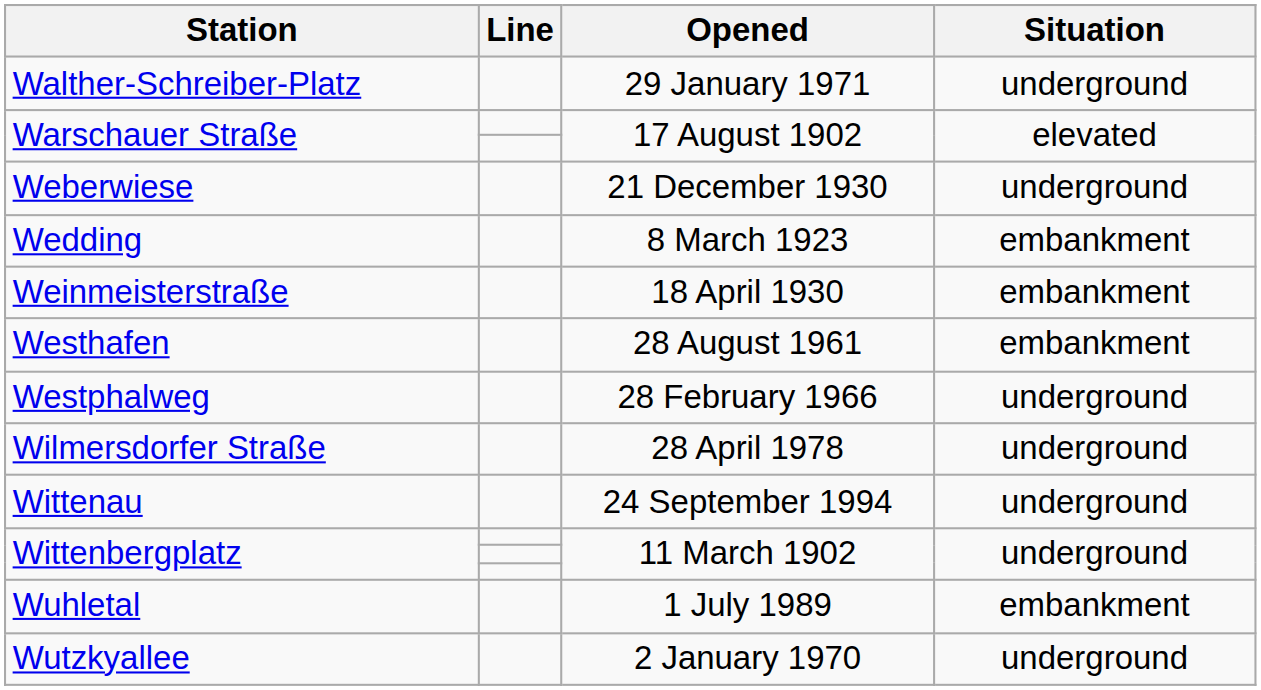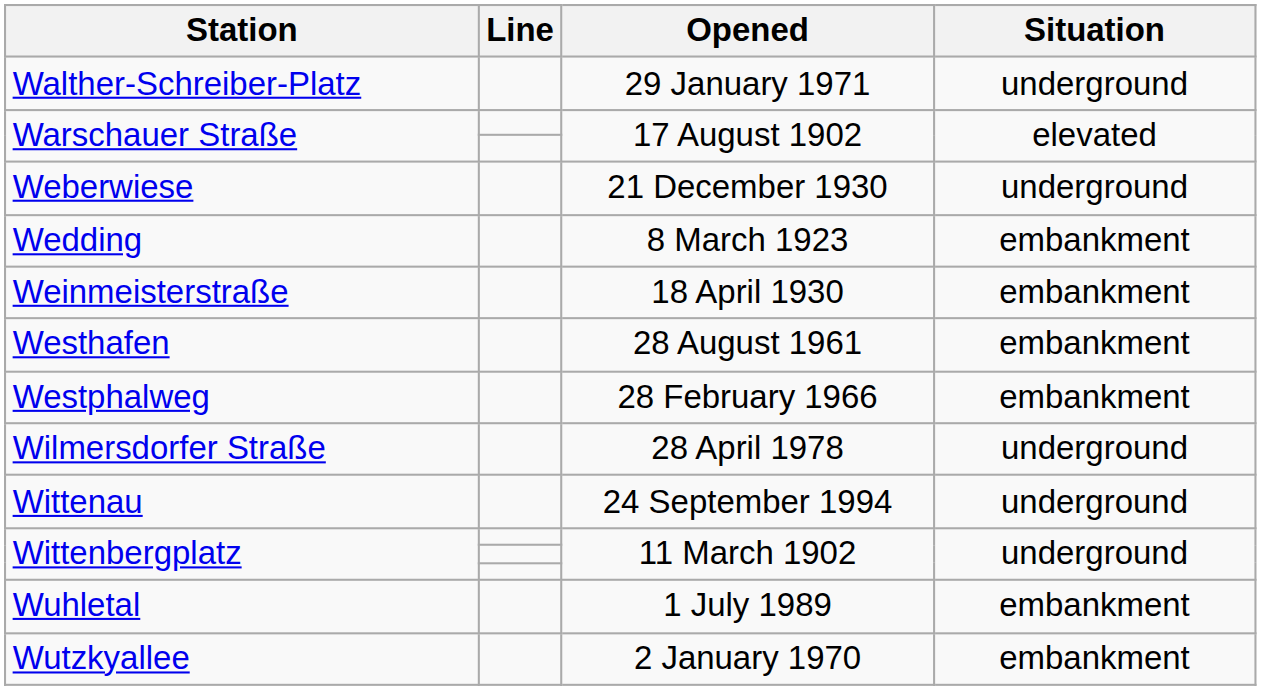(1095, 396) underground -> (1095, 396) embankment
(1095, 657) underground -> (1095, 657) embankment
